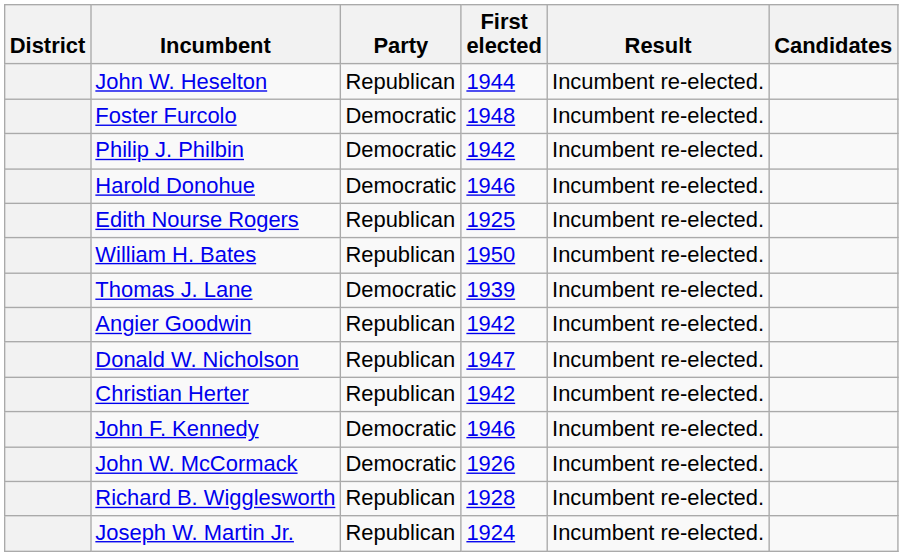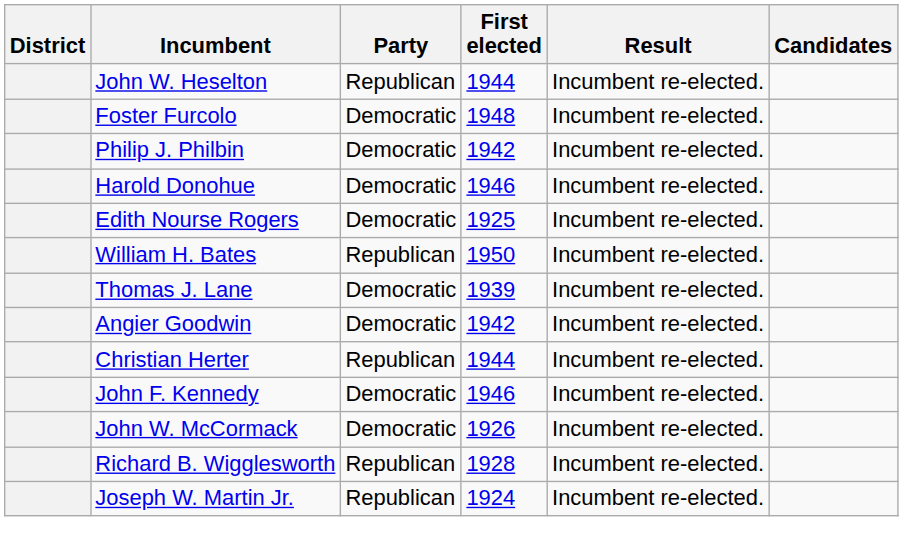(400, 220) Republican -> (401, 220) Democratic
(400, 324) Republican -> (401, 324) Democratic
- row: (197, 359)
(491, 394) 1942 -> (491, 359) 1944
